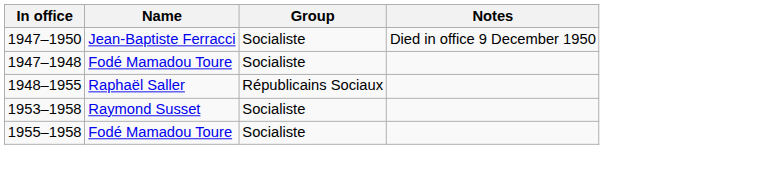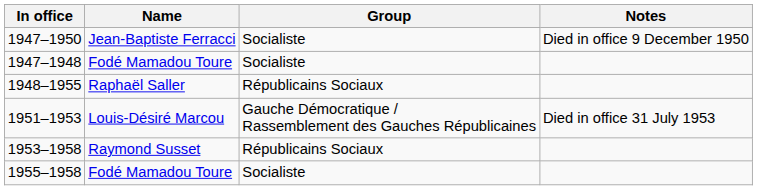+ row: (45, 117)
(274, 109) Socialiste -> (313, 149) Républicains Sociaux
